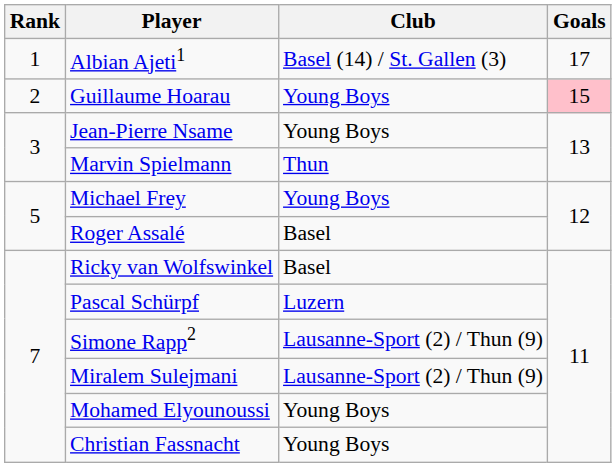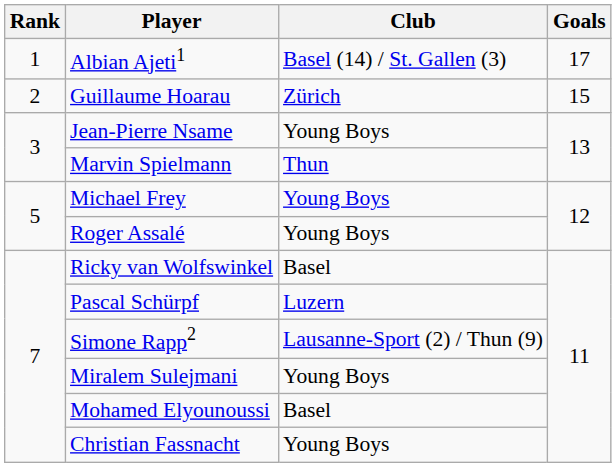(336, 95) Young Boys -> (312, 95) Zürich
(579, 95) pink background -> (579, 95) no background
(307, 233) Basel -> (336, 233) Young Boys
(413, 375) Lausanne-Sport (2) / Thun (9) -> (336, 375) Young Boys
(336, 410) Young Boys -> (307, 410) Basel
